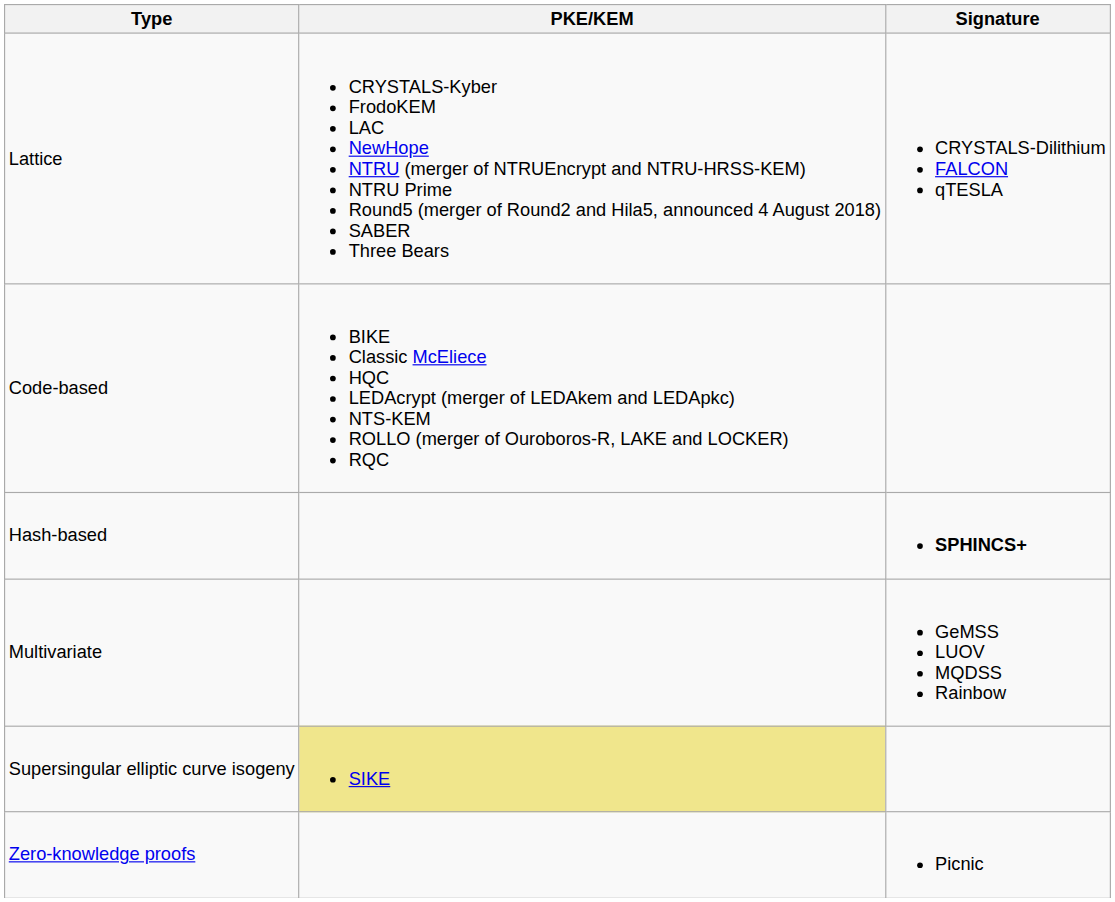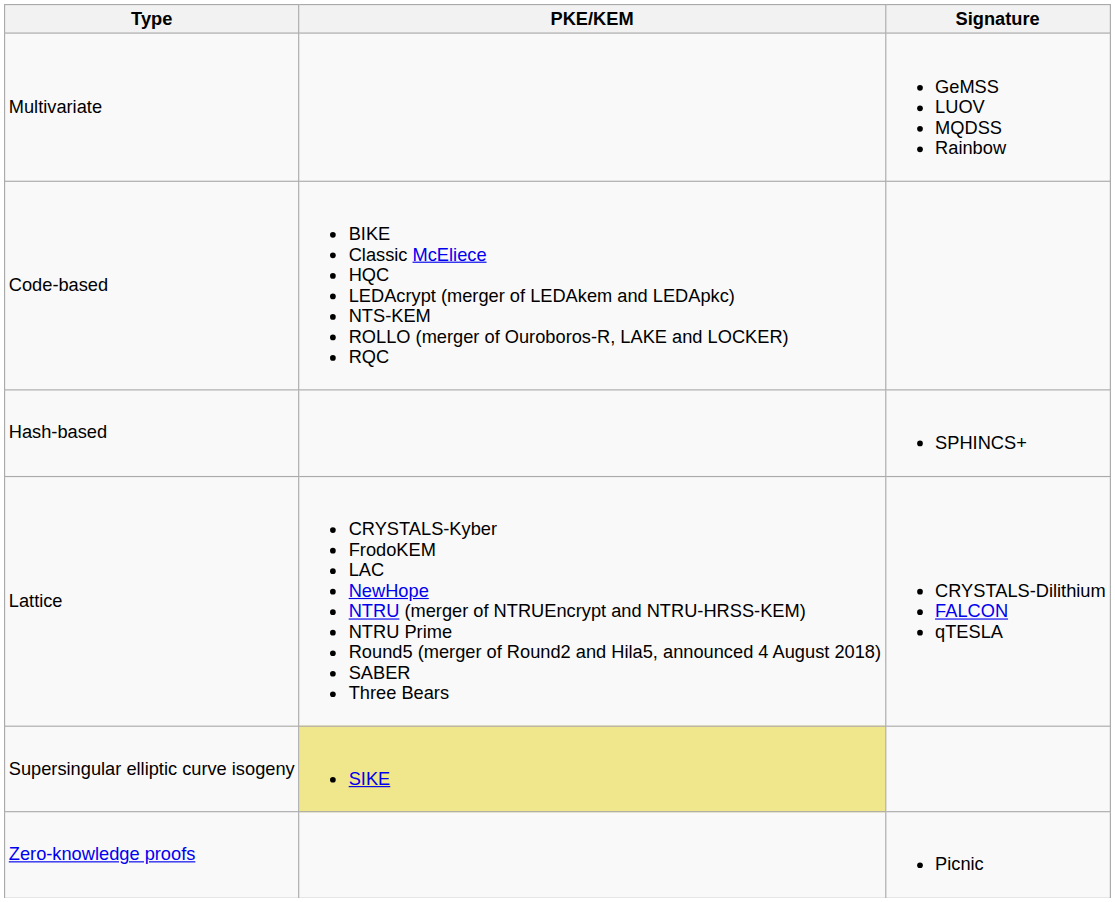rows swapped: (36, 158) <-> (55, 652)
(998, 546) bold -> (998, 443) normal
